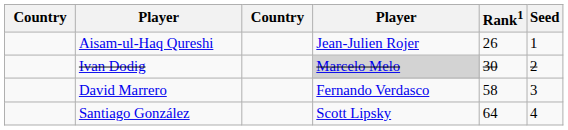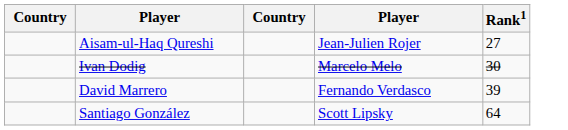- column: (545, 18)
(490, 43) 26 -> (493, 43) 27
(358, 66) lightgrey background -> (360, 66) no background
(490, 90) 58 -> (493, 90) 39
